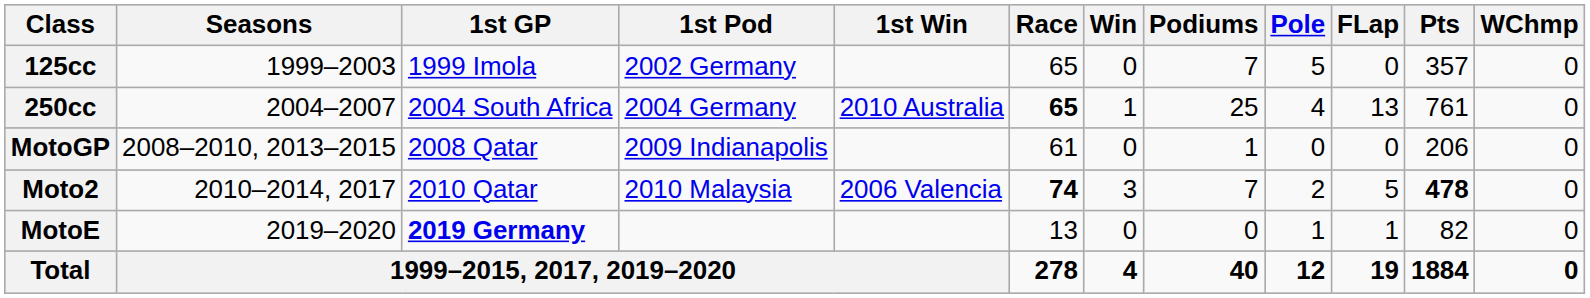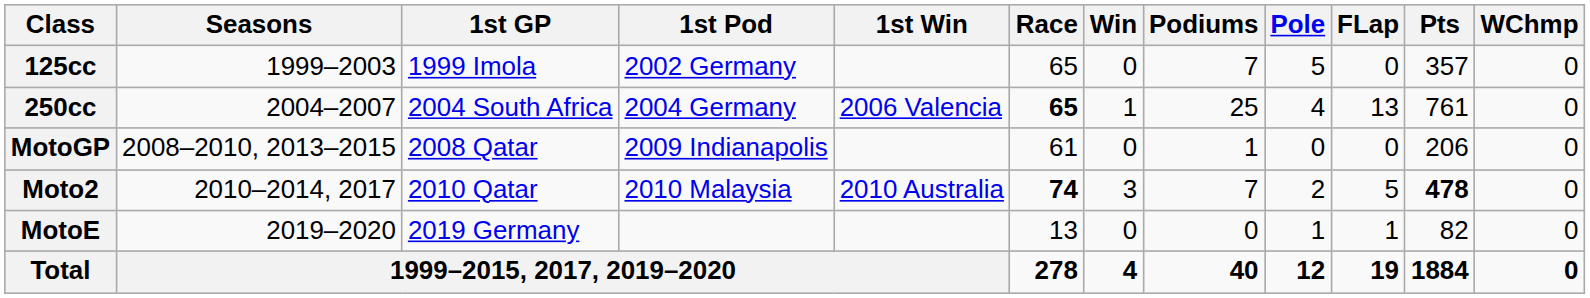(922, 107) 2010 Australia -> (921, 107) 2006 Valencia
(921, 189) 2006 Valencia -> (922, 189) 2010 Australia
(497, 230) bold -> (494, 230) normal
